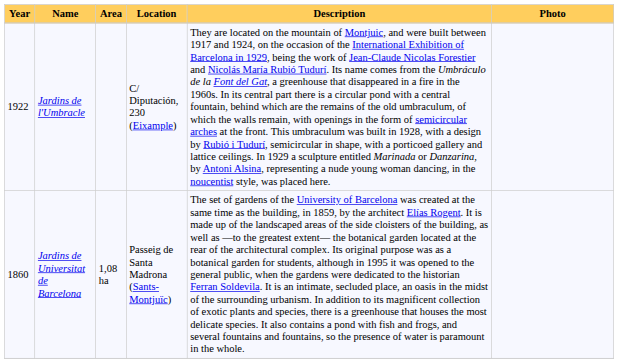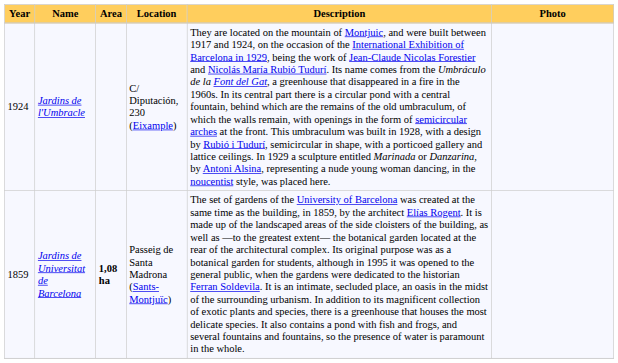(18, 106) 1922 -> (18, 106) 1924
(18, 274) 1860 -> (18, 274) 1859
(108, 274) normal -> (108, 274) bold
